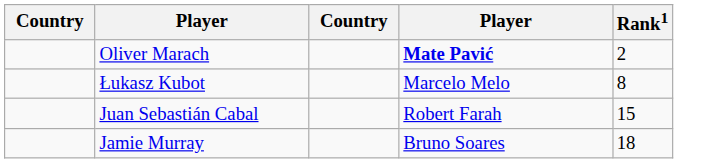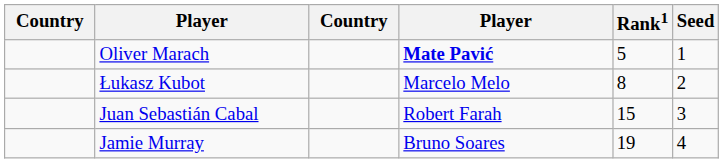+ column: (696, 21)
(621, 54) 2 -> (621, 54) 5
(626, 143) 18 -> (626, 143) 19
